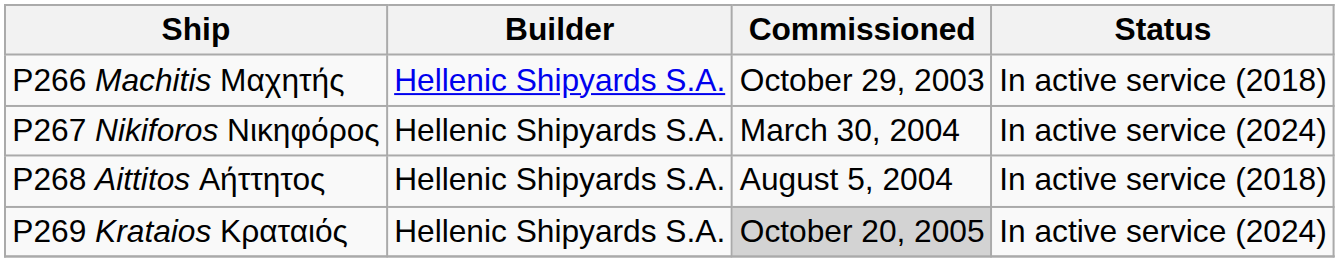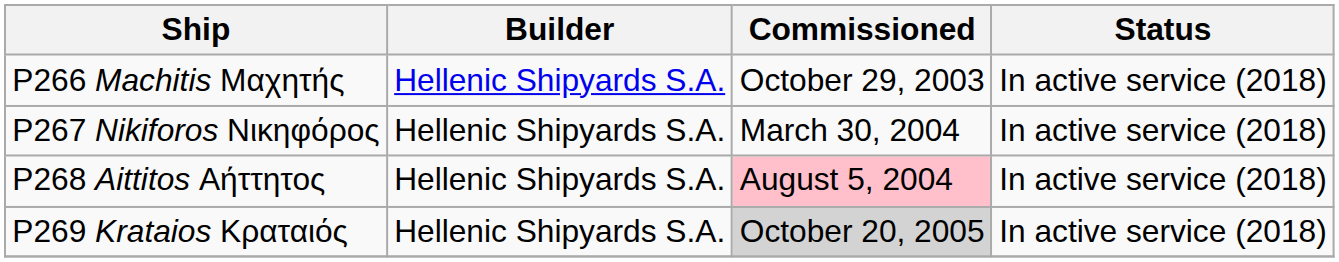(1163, 130) In active service (2024) -> (1163, 130) In active service (2018)
(846, 180) no background -> (846, 180) pink background
(1163, 230) In active service (2024) -> (1163, 230) In active service (2018)
